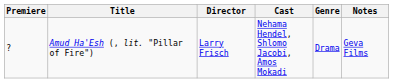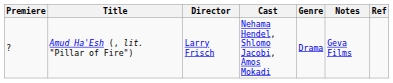+ column: (379, 11)
